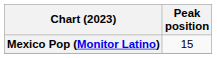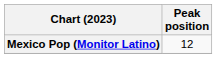(187, 44) 15 -> (187, 44) 12
